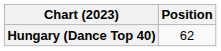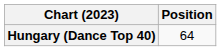(187, 35) 62 -> (187, 35) 64
